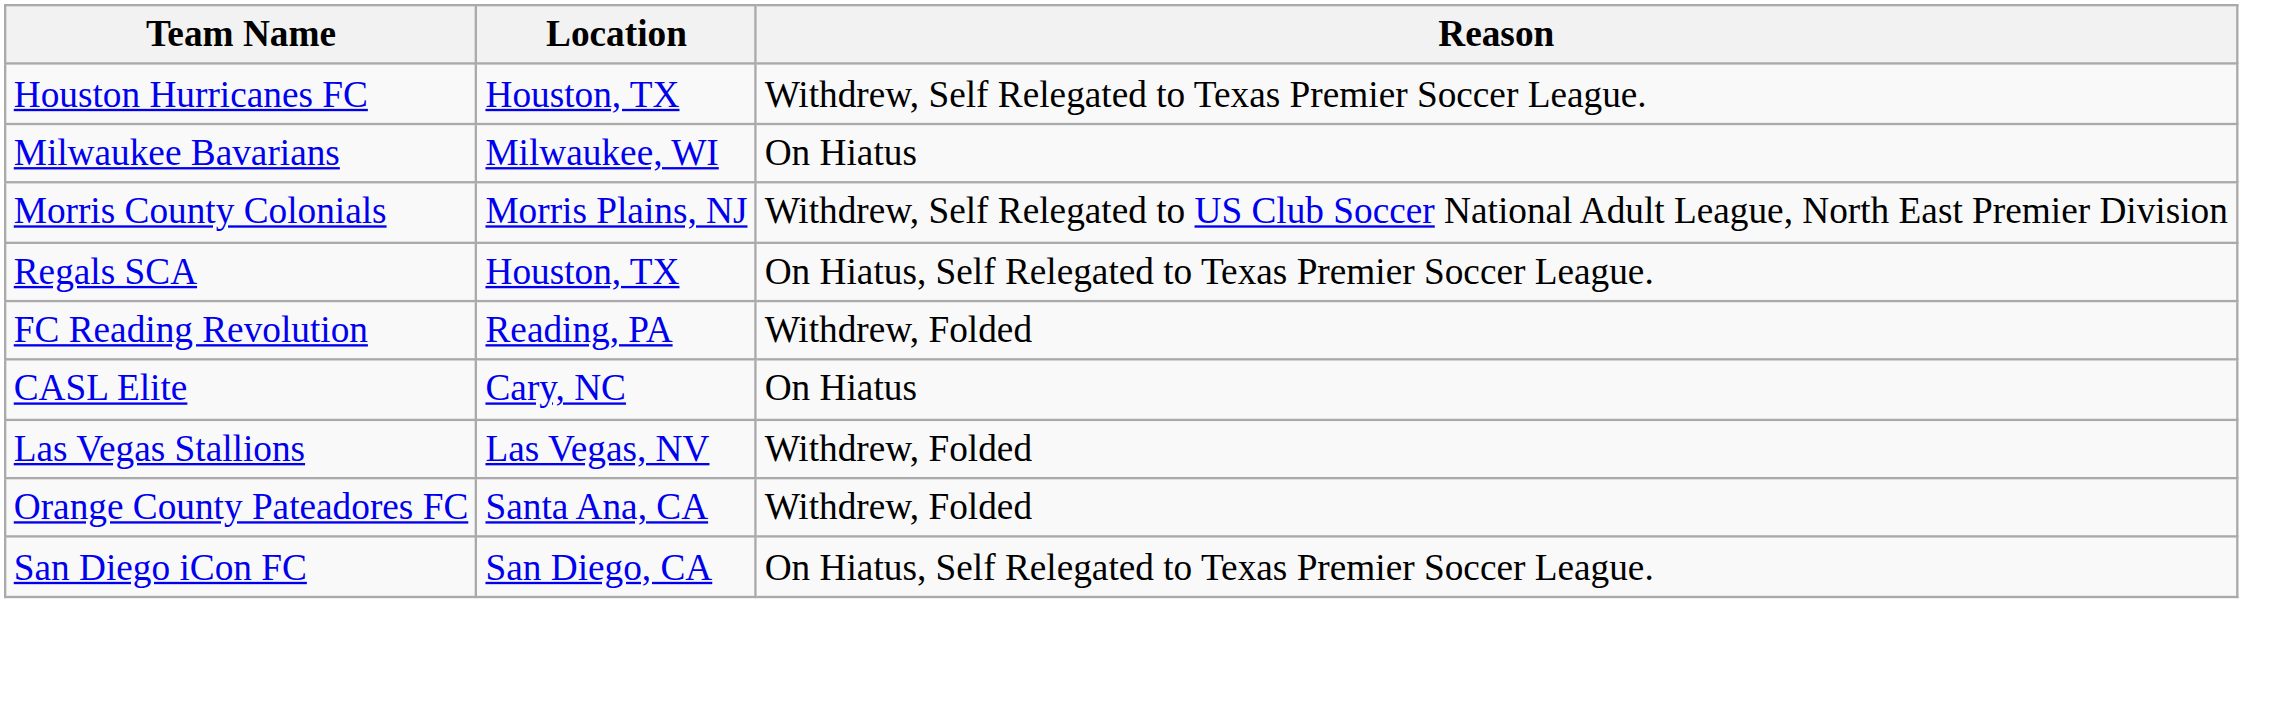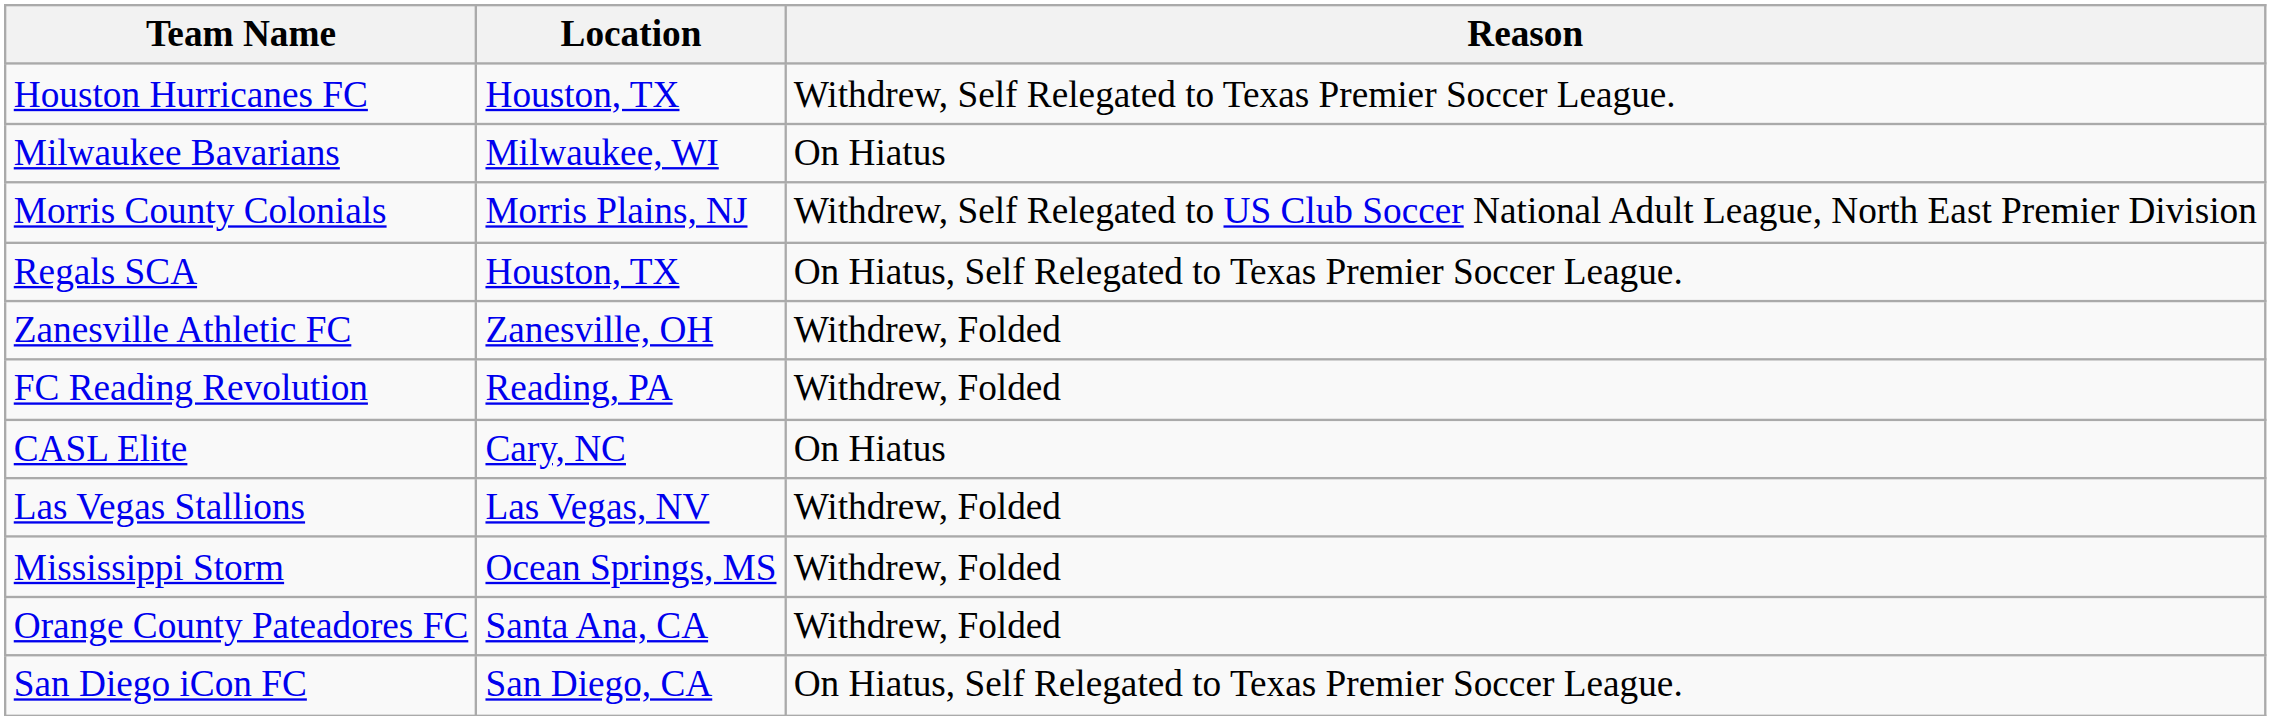+ row: (183, 329)
+ row: (149, 566)
